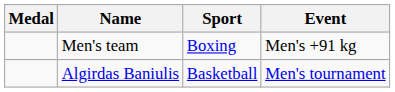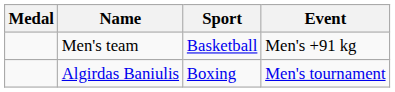(211, 46) Boxing -> (222, 46) Basketball
(222, 73) Basketball -> (211, 73) Boxing
